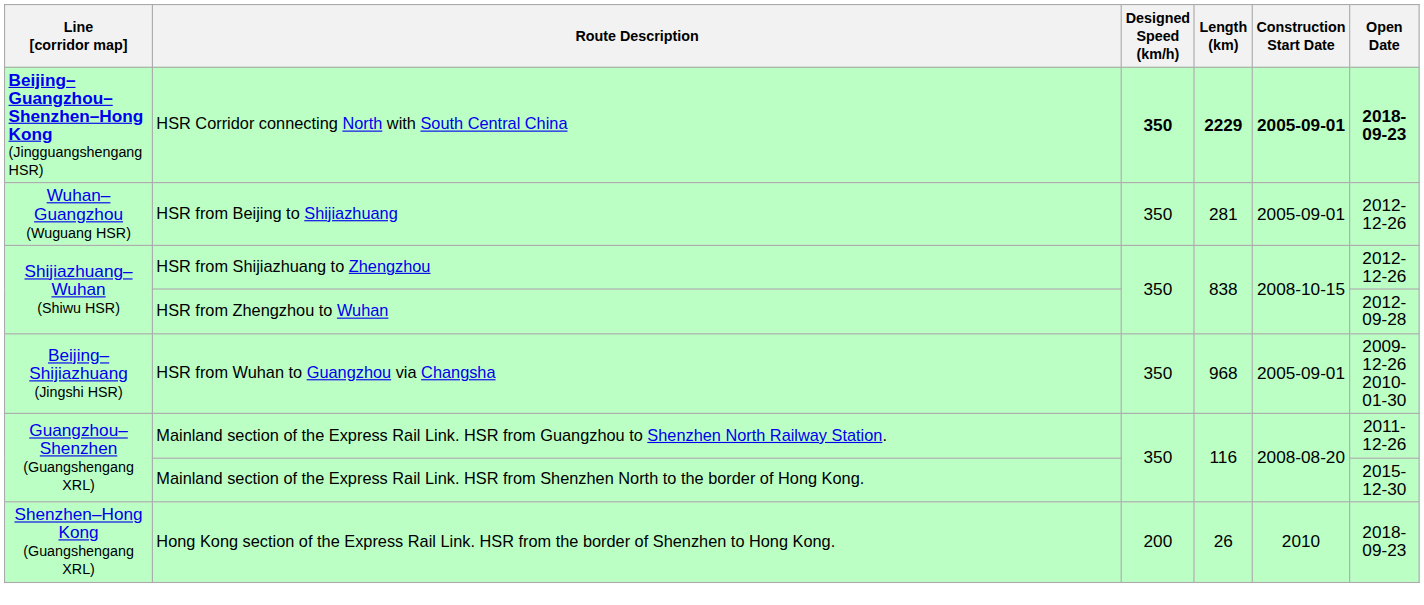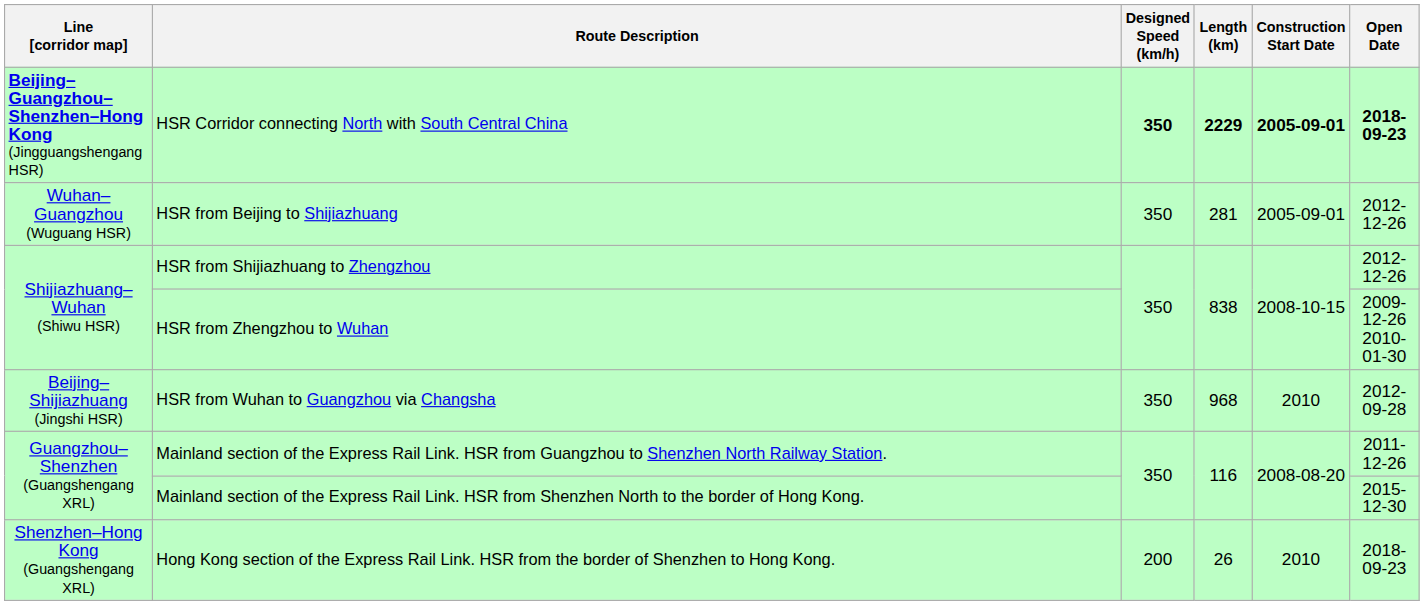(1384, 311) 2012-09-28 -> (1384, 329) 2009-12-26 2010-01-30
(1301, 373) 2005-09-01 -> (1301, 400) 2010
(1384, 373) 2009-12-26 2010-01-30 -> (1384, 400) 2012-09-28
